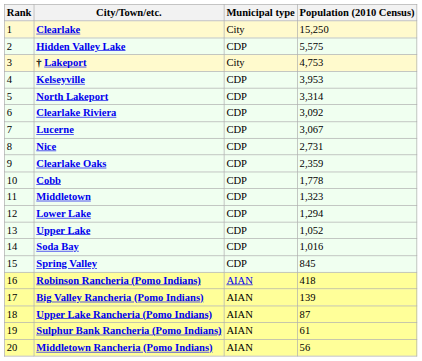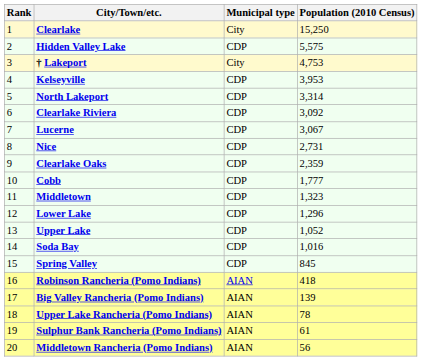(311, 180) 1,778 -> (311, 180) 1,777
(311, 213) 1,294 -> (311, 213) 1,296
(305, 314) 87 -> (305, 314) 78
